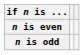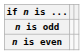rows swapped: (37, 42) <-> (37, 27)
